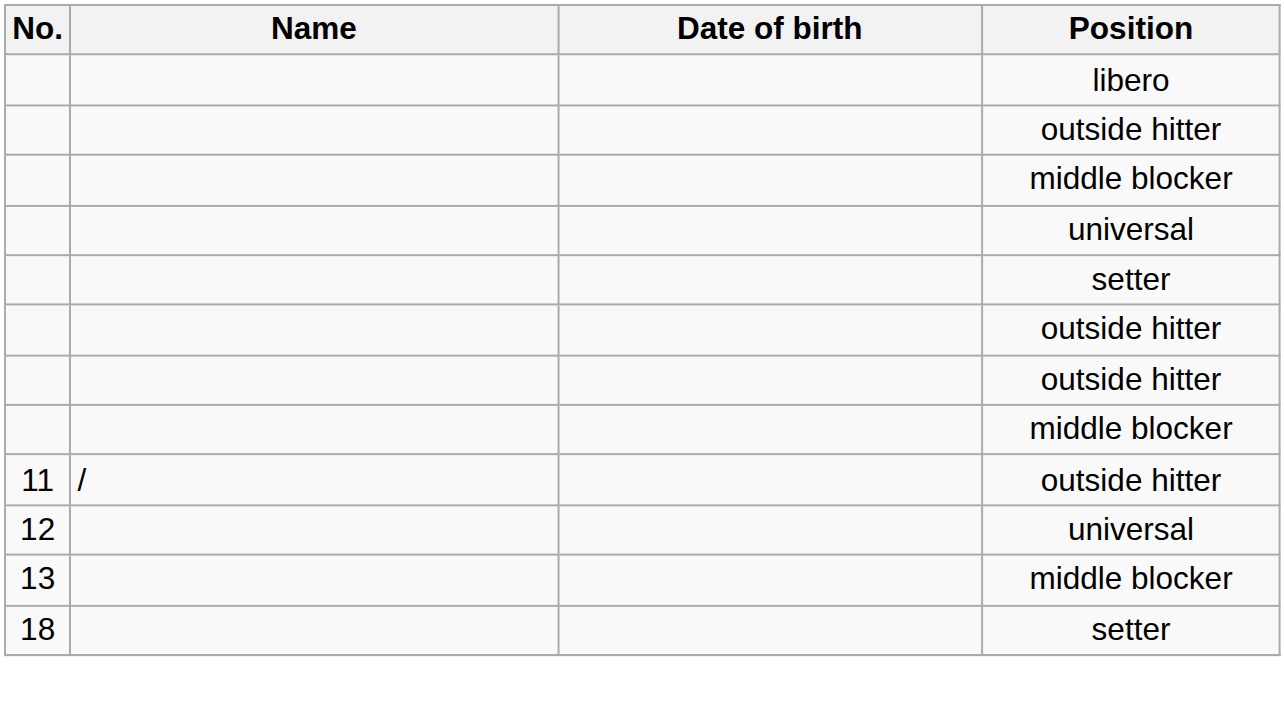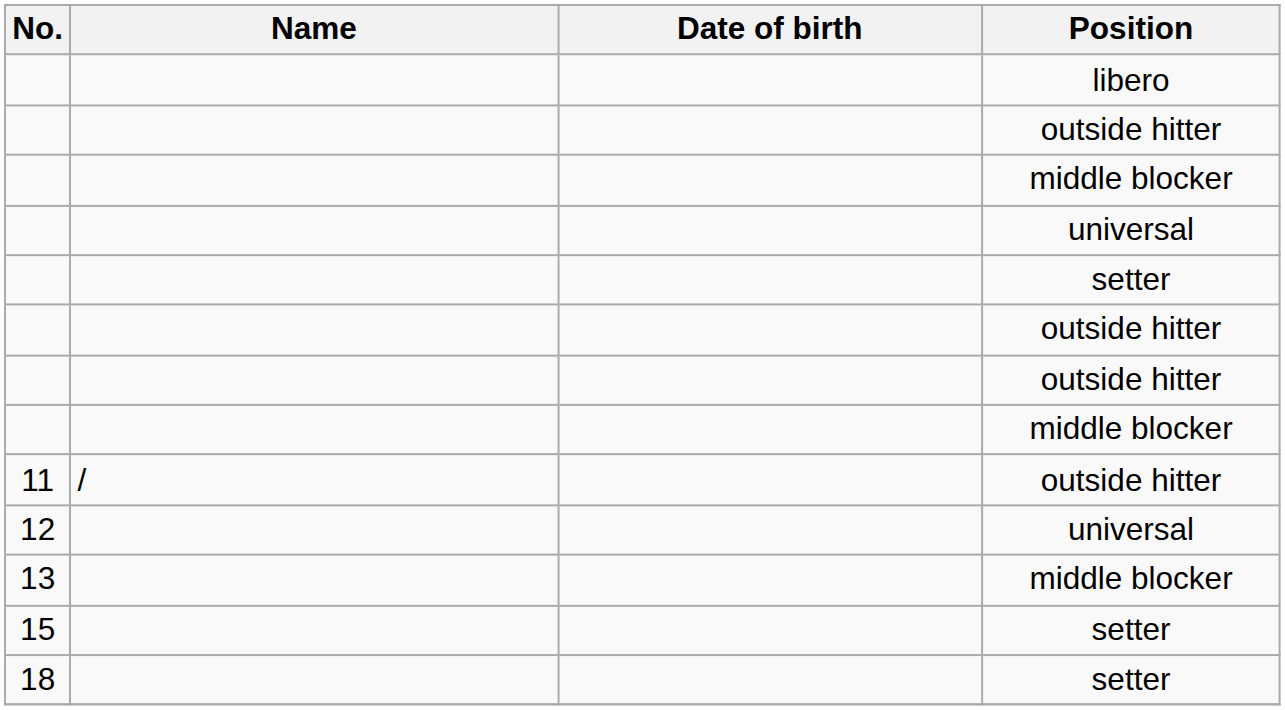+ row: (38, 629)
